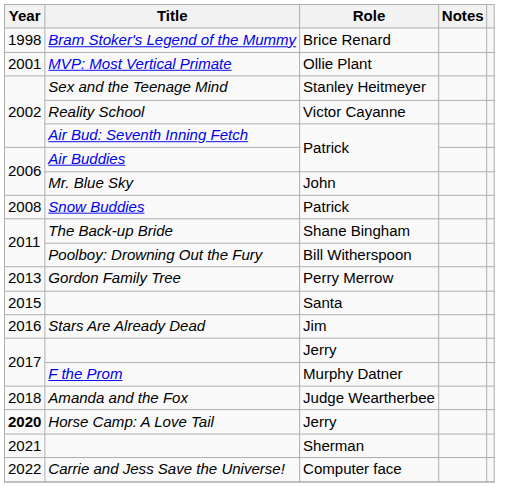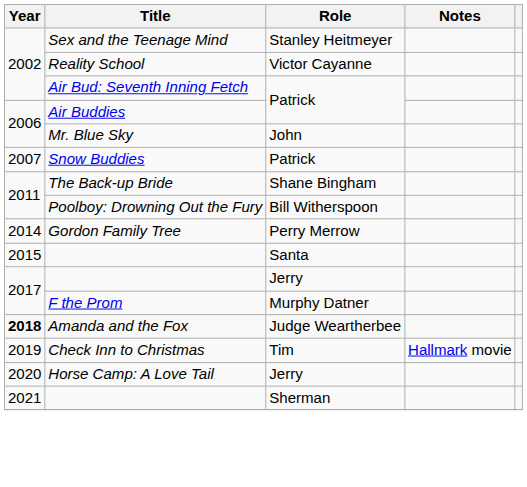- row: (172, 40)
- row: (140, 64)
(25, 207) 2008 -> (25, 159) 2007
(25, 278) 2013 -> (25, 231) 2014
- row: (127, 326)
(25, 398) normal -> (25, 326) bold
+ row: (126, 350)
(25, 421) bold -> (25, 374) normal
- row: (167, 469)
